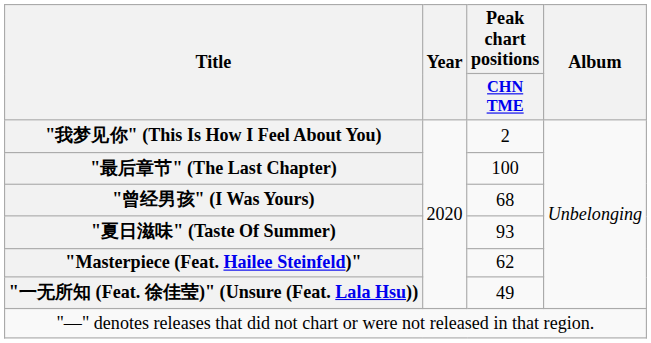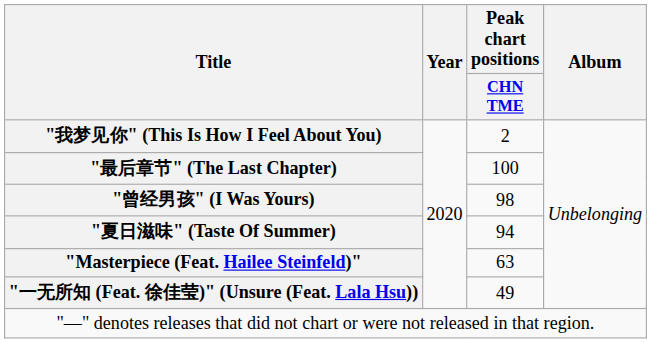(505, 200) 68 -> (505, 200) 98
(505, 232) 93 -> (505, 232) 94
(505, 262) 62 -> (505, 262) 63
